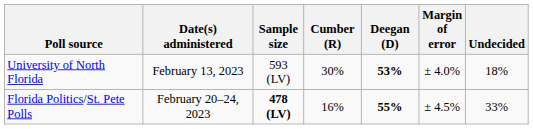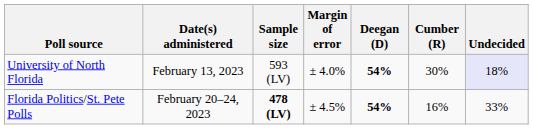columns swapped: (442, 29) <-> (333, 37)
(390, 72) 53% -> (380, 72) 54%
(497, 72) no background -> (497, 72) lavender background
(390, 107) 55% -> (380, 107) 54%
